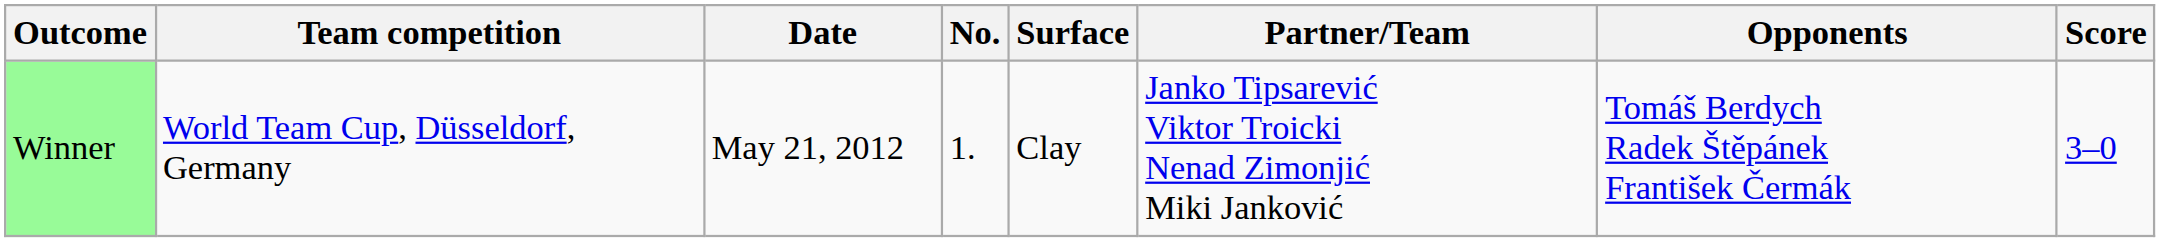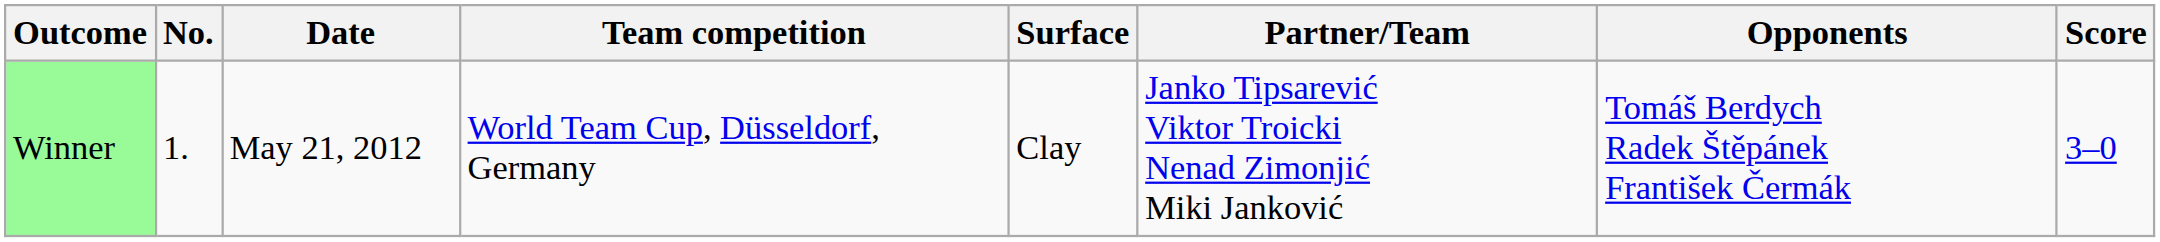columns swapped: (975, 31) <-> (429, 31)
